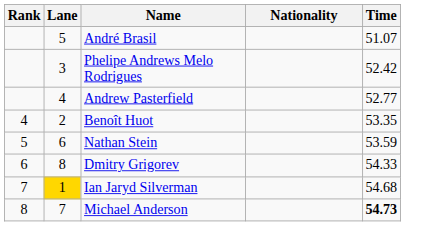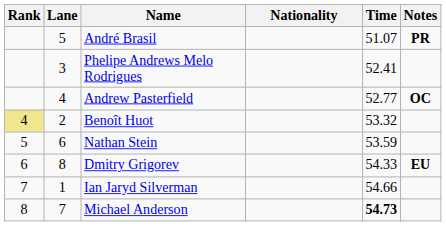+ column: (420, 15)
(381, 68) 52.42 -> (381, 68) 52.41
(24, 120) no background -> (24, 120) khaki background
(381, 120) 53.35 -> (381, 120) 53.32
(62, 187) gold background -> (62, 187) no background
(381, 187) 54.68 -> (381, 187) 54.66
